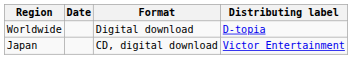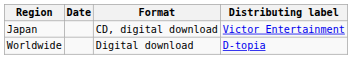rows swapped: (22, 46) <-> (34, 29)
